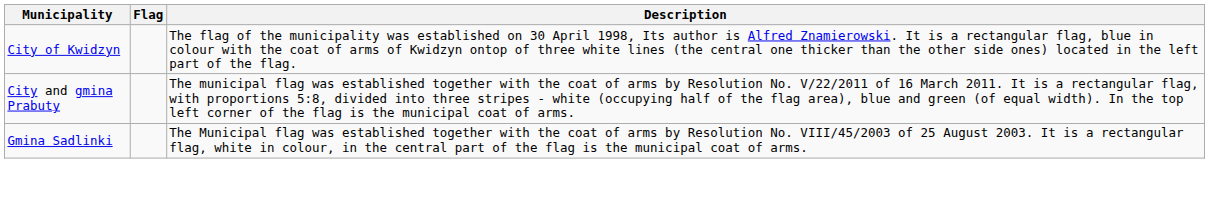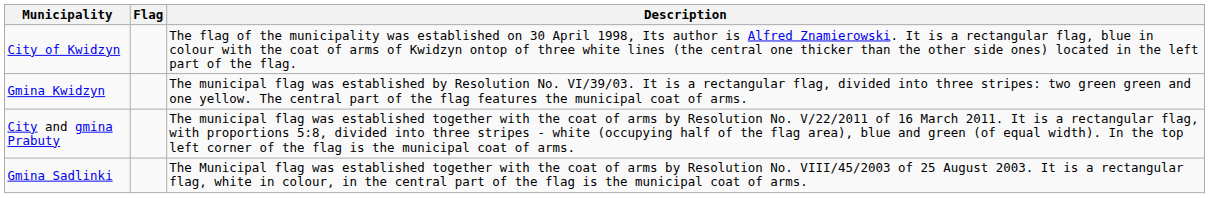+ row: (56, 91)
